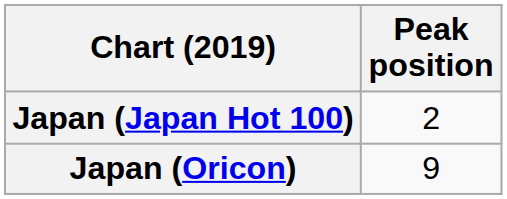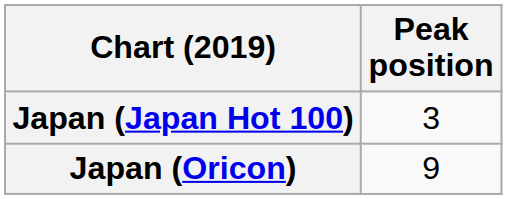(431, 117) 2 -> (431, 117) 3
